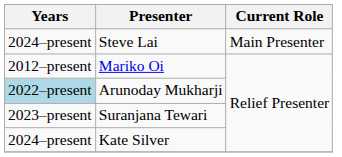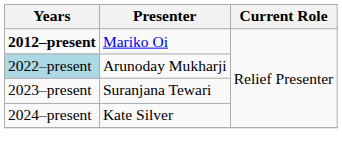- row: (128, 41)
(50, 66) normal -> (52, 41) bold
